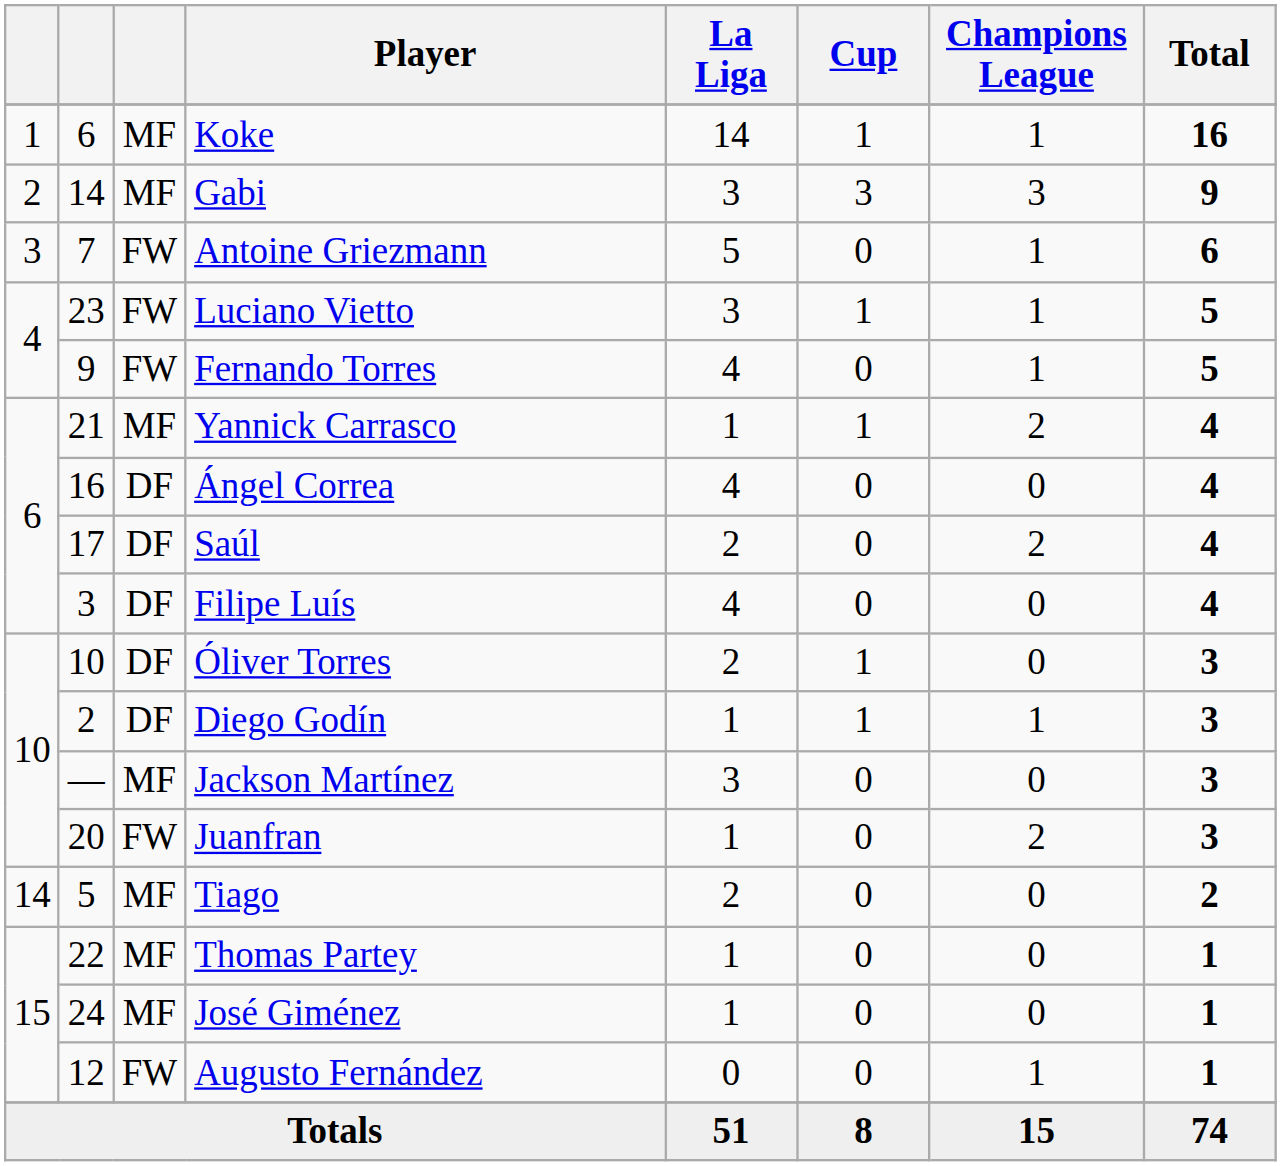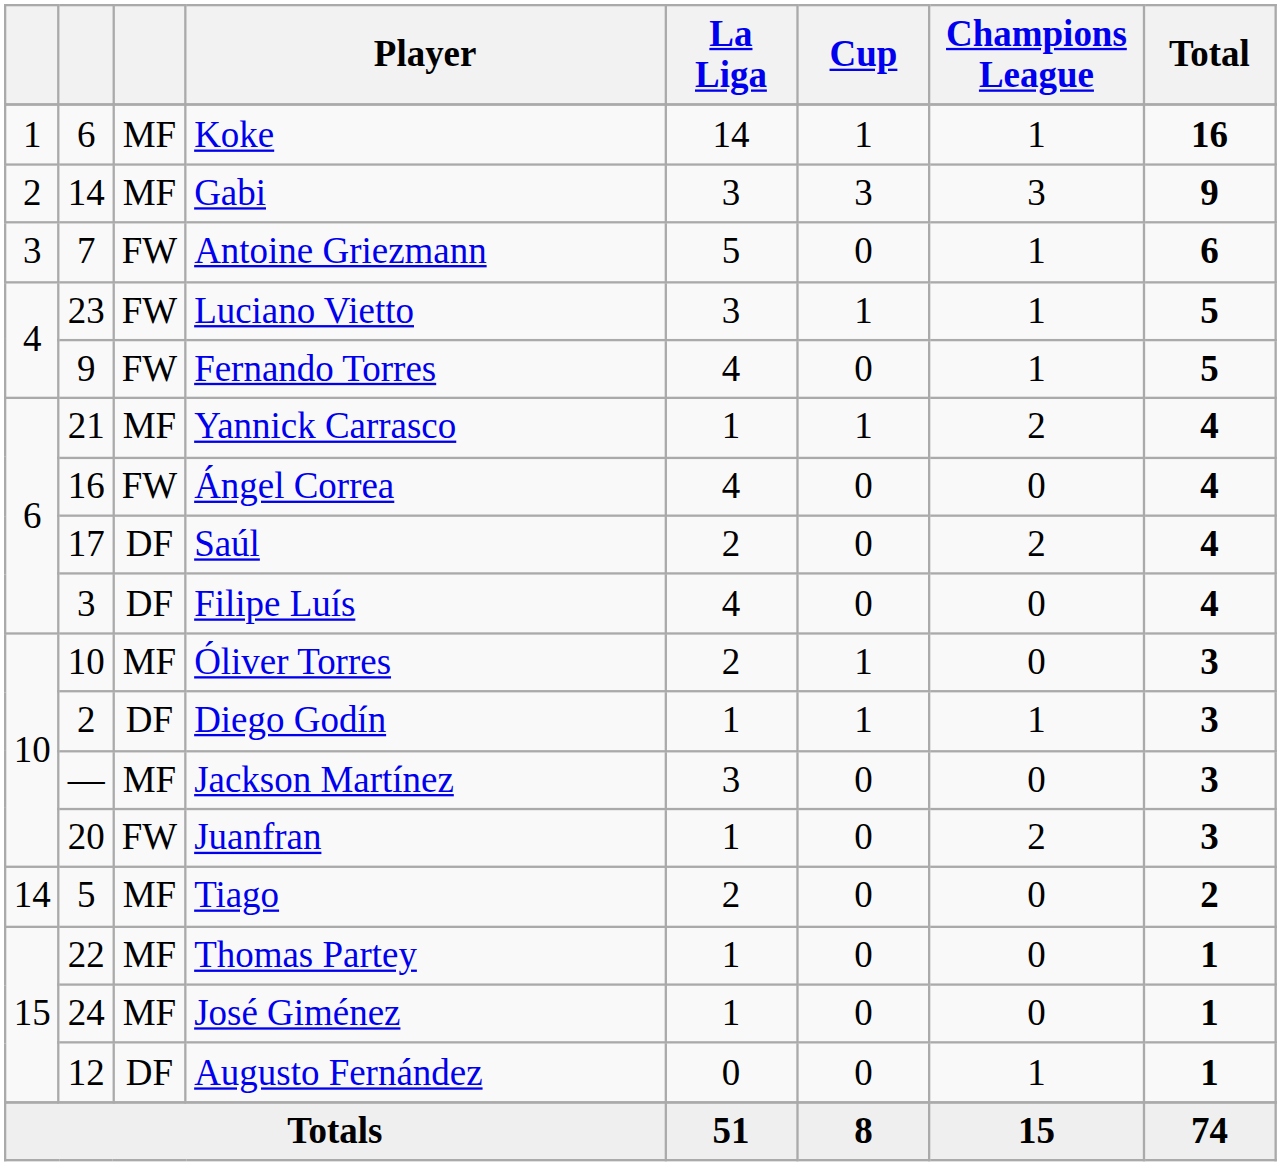(149, 485) DF -> (149, 485) FW
(149, 661) DF -> (149, 661) MF
(149, 1071) FW -> (149, 1071) DF
